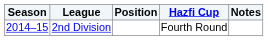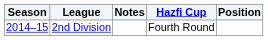columns swapped: (136, 12) <-> (246, 12)
